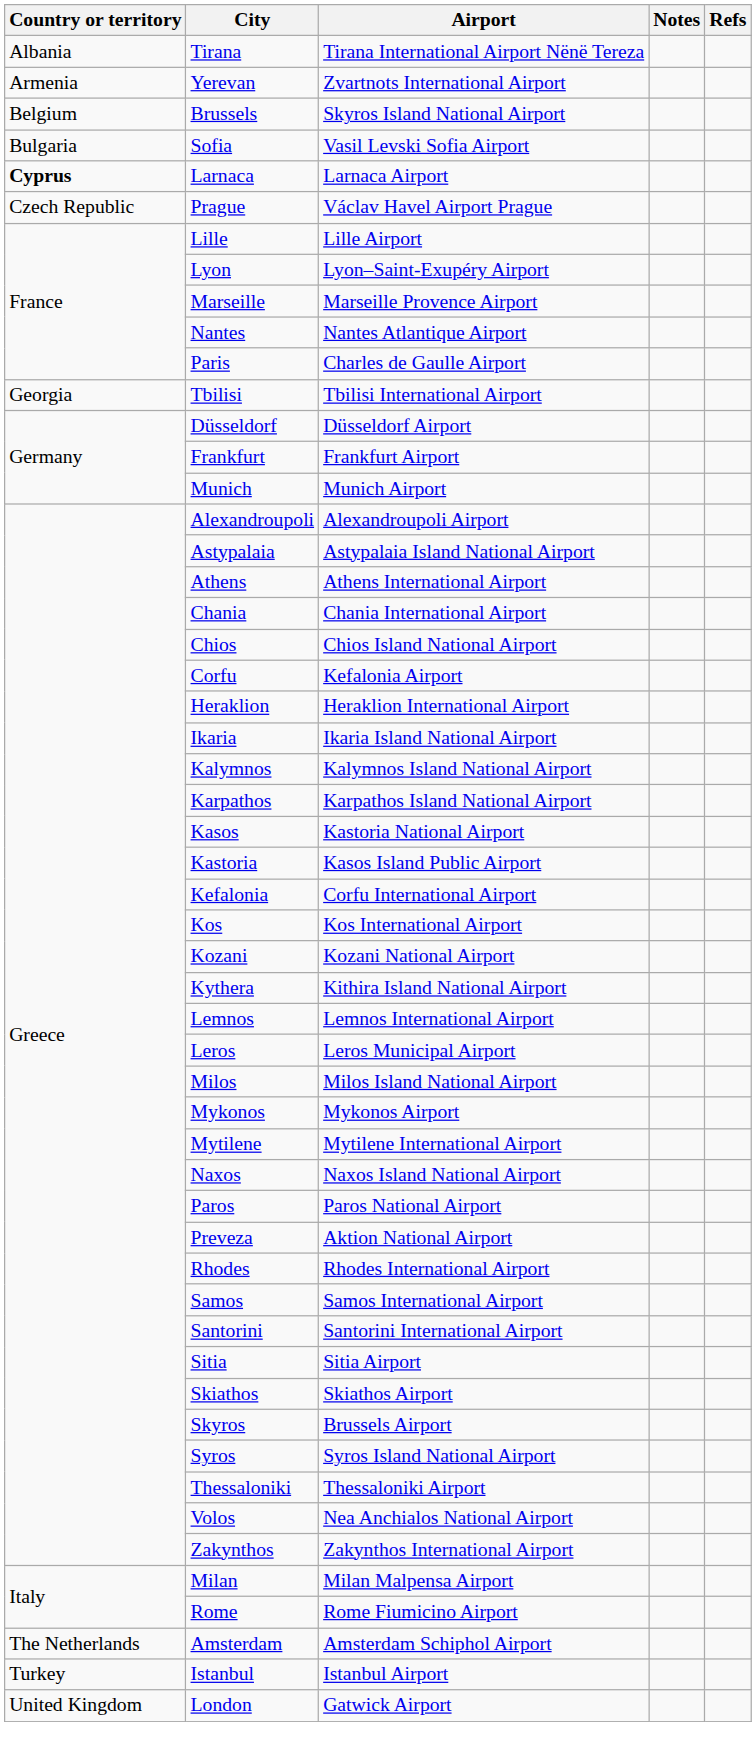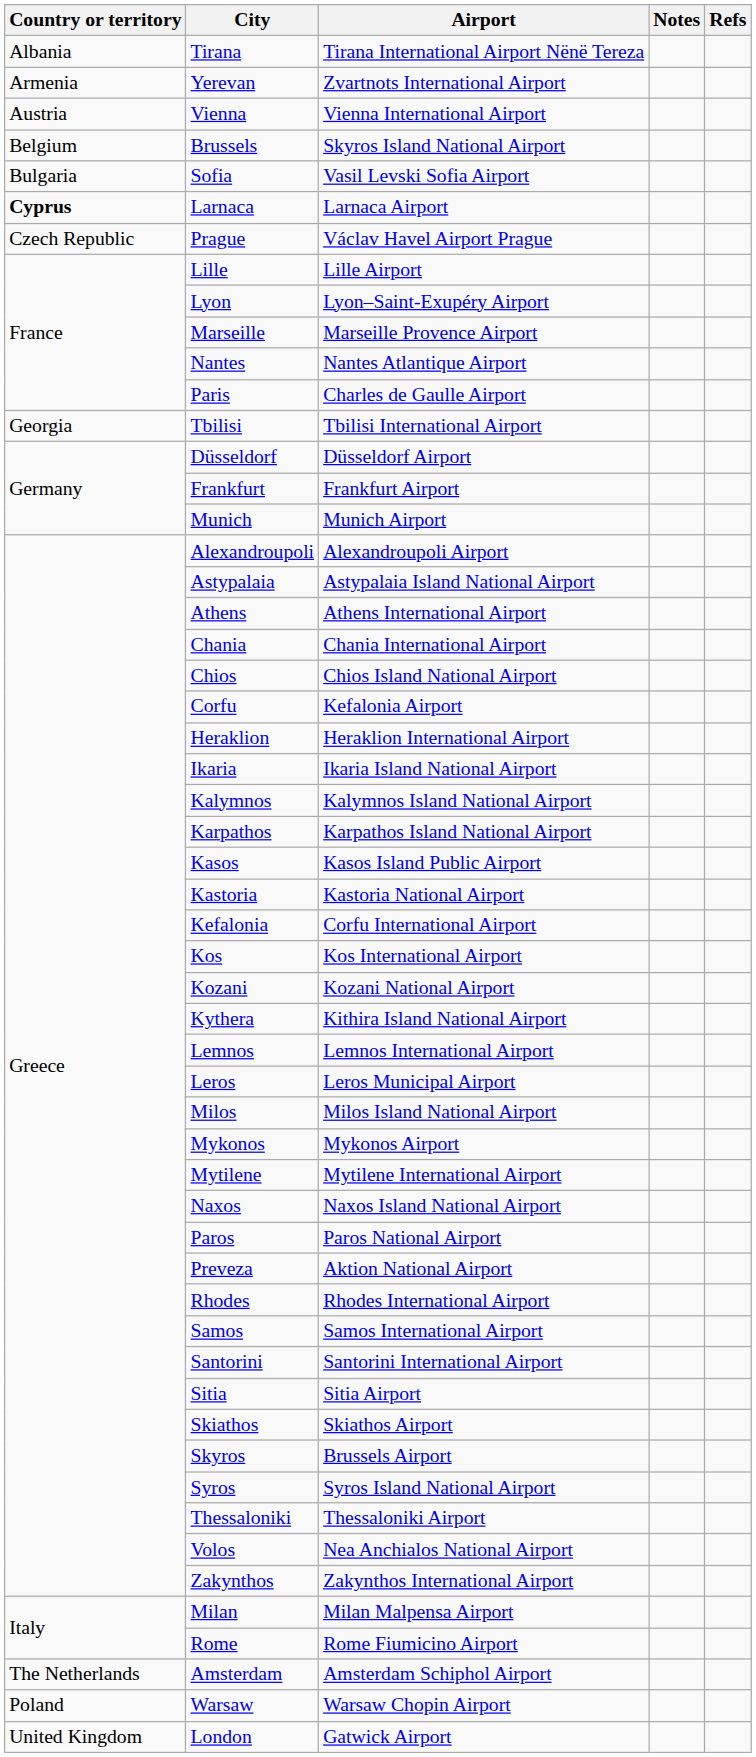+ row: (218, 113)
(424, 831) Kastoria National Airport -> (432, 862) Kasos Island Public Airport
(432, 862) Kasos Island Public Airport -> (424, 894) Kastoria National Airport
+ row: (222, 1705)
- row: (222, 1674)
